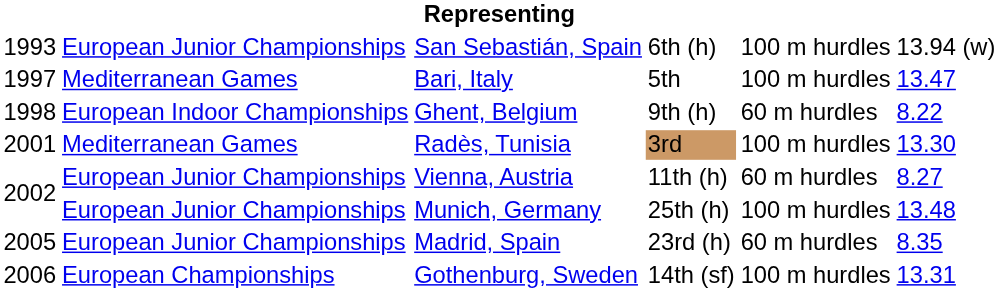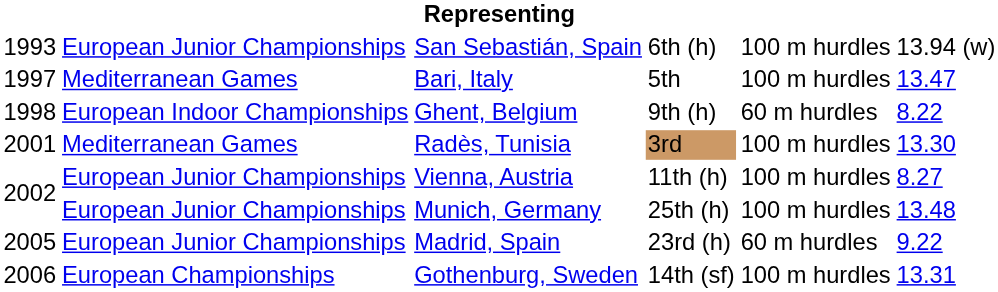(809, 177) 60 m hurdles -> (816, 177) 100 m hurdles
(920, 242) 8.35 -> (920, 242) 9.22
